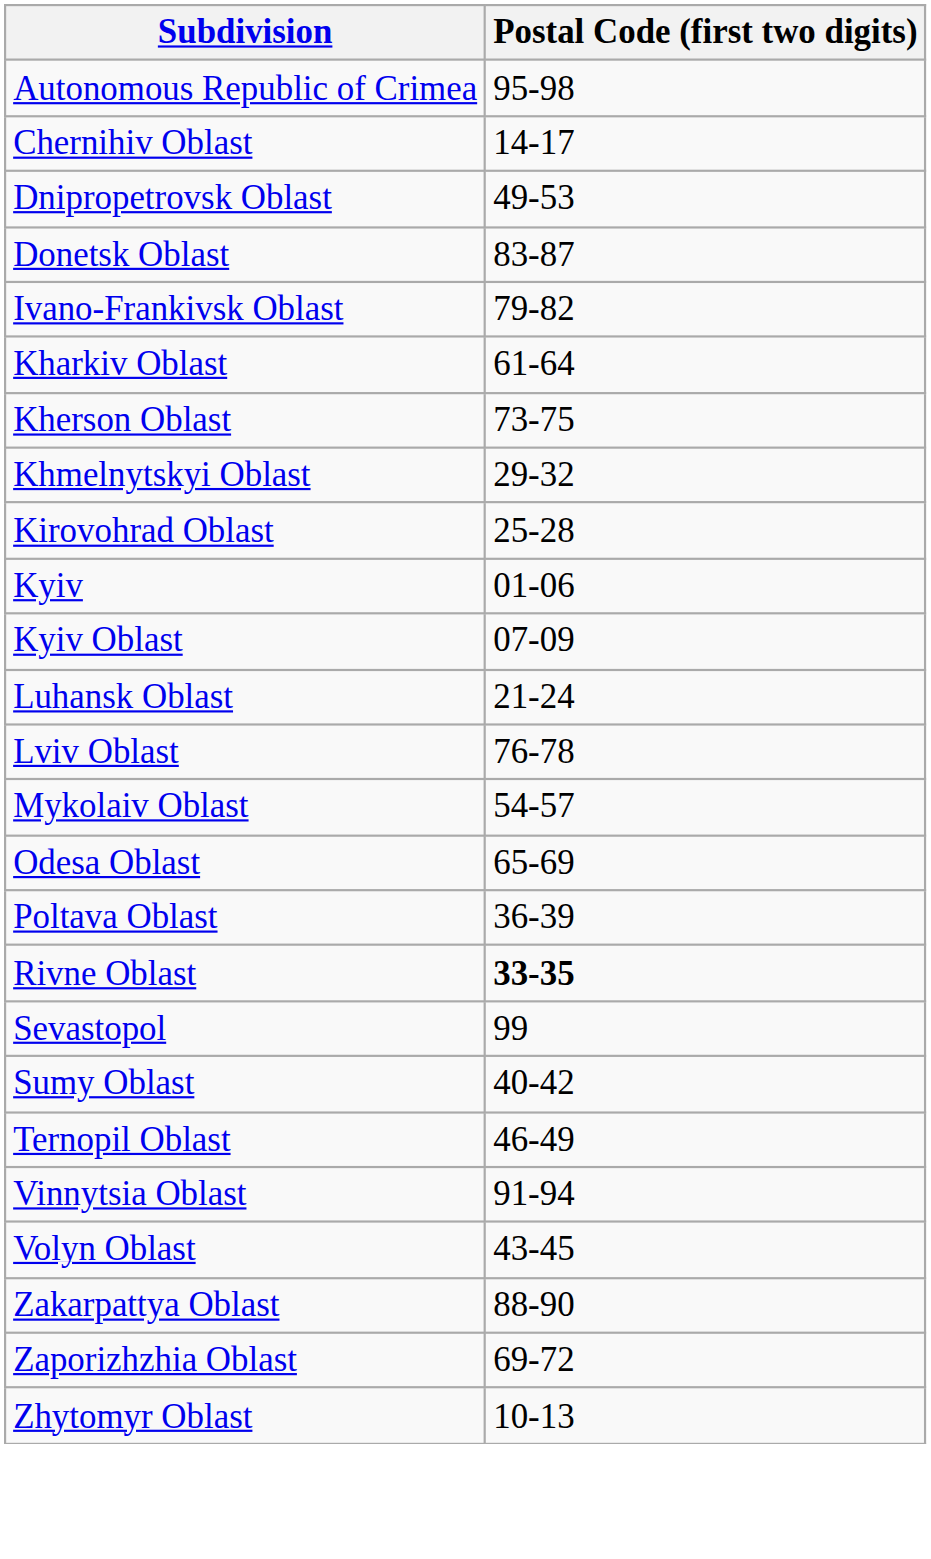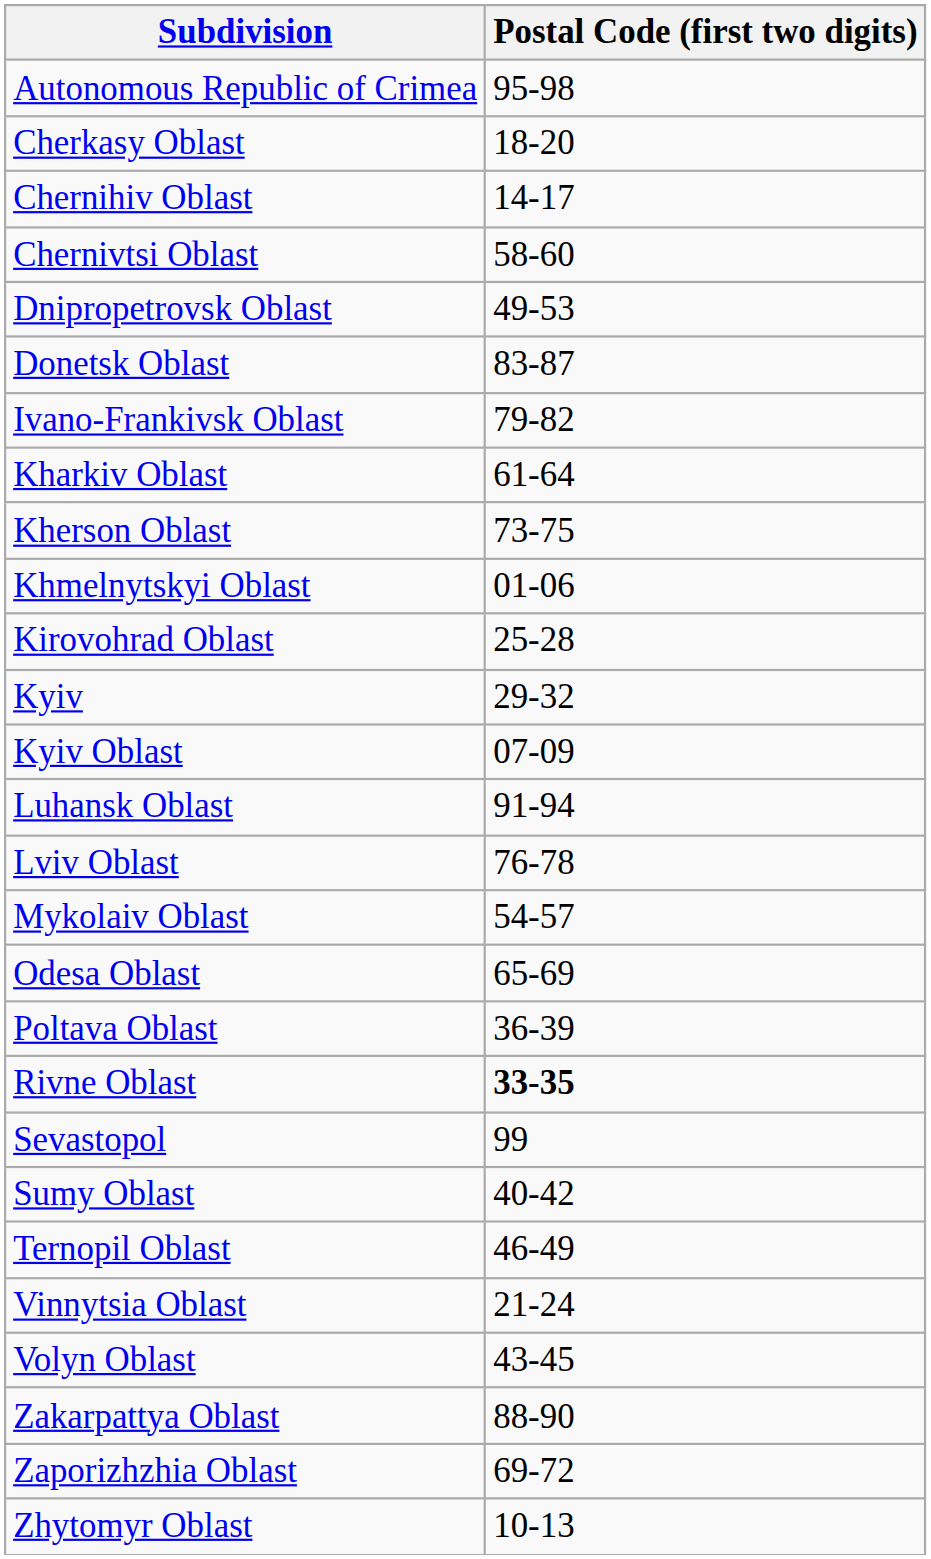+ row: (129, 142)
+ row: (136, 253)
(534, 474) 29-32 -> (534, 585) 01-06
(534, 585) 01-06 -> (534, 695) 29-32
(534, 695) 21-24 -> (534, 806) 91-94
(534, 1193) 91-94 -> (534, 1304) 21-24
